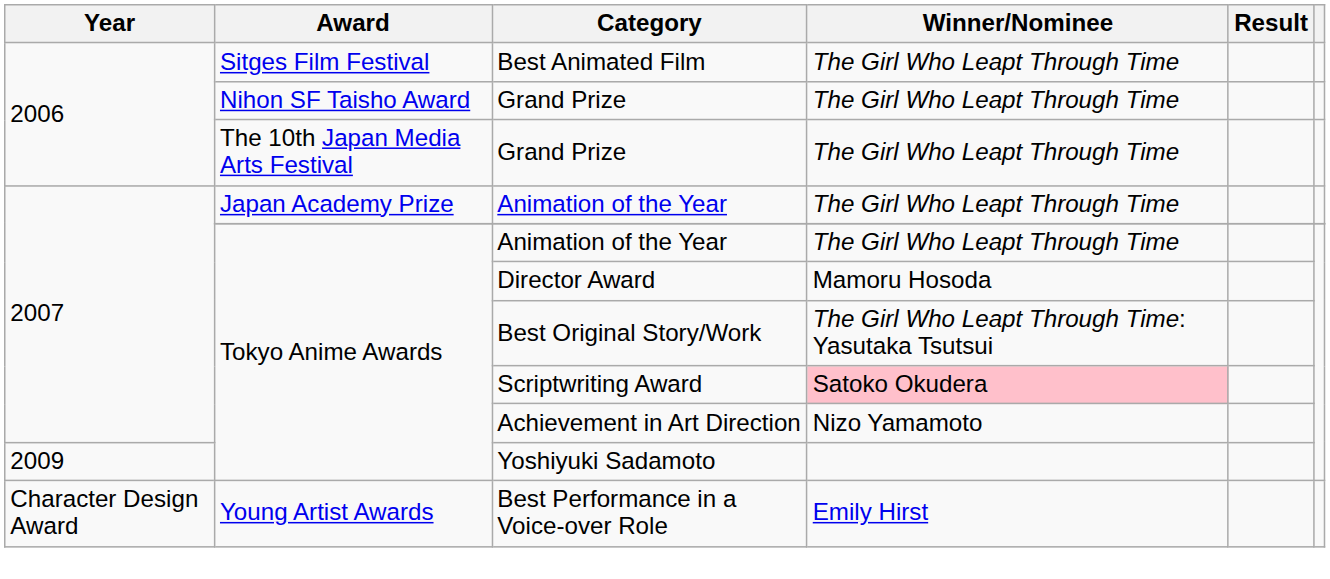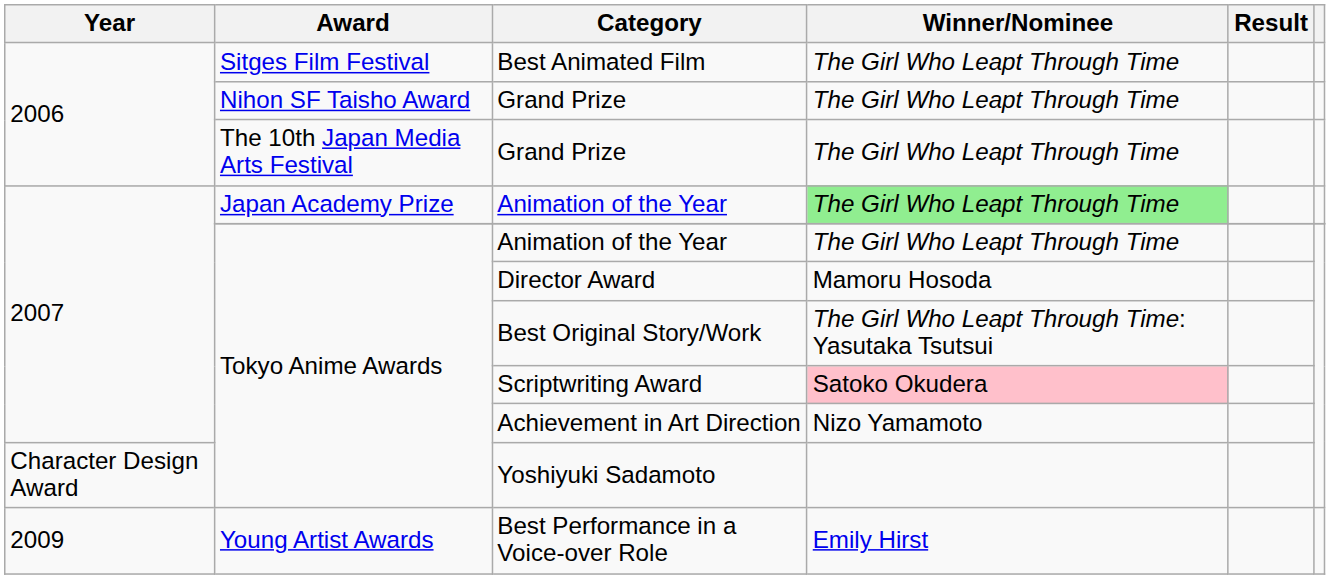(996, 204) no background -> (996, 204) lightgreen background
(37, 461) 2009 -> (104, 474) Character Design Award
(104, 513) Character Design Award -> (37, 540) 2009
